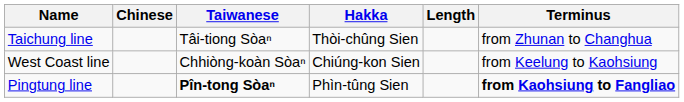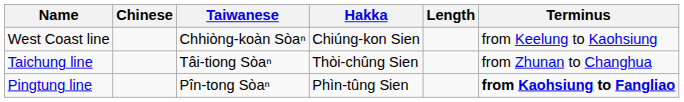rows swapped: (59, 62) <-> (50, 39)
(227, 85) bold -> (225, 85) normal
